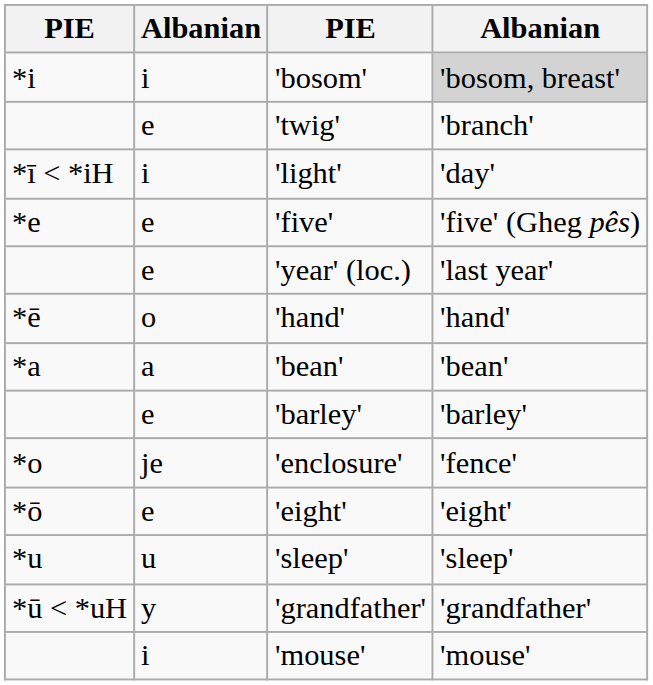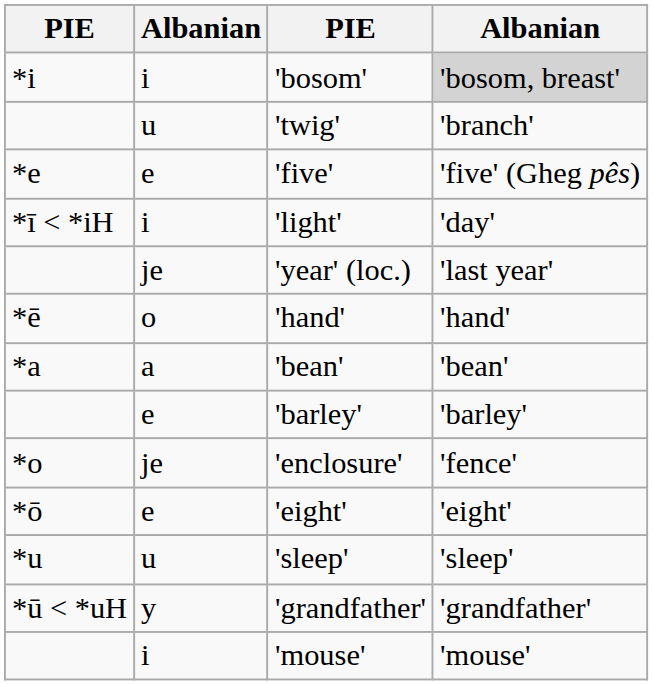(148, 125) e -> (149, 125) u
rows swapped: (308, 173) <-> (304, 221)
(148, 269) e -> (152, 269) je
